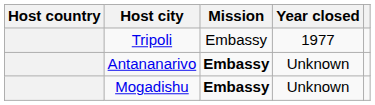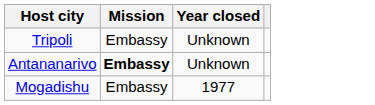- column: (54, 16)
(318, 40) 1977 -> (218, 40) Unknown
(236, 87) bold -> (137, 87) normal
(318, 87) Unknown -> (218, 87) 1977
